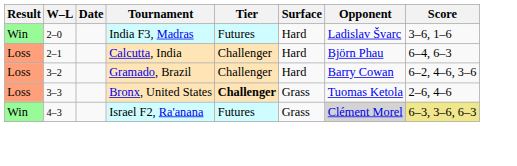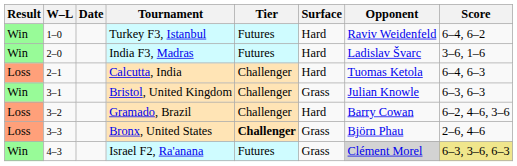+ row: (158, 33)
(356, 53) Björn Phau -> (385, 72) Tuomas Ketola
+ row: (171, 92)
(365, 92) Tuomas Ketola -> (375, 131) Björn Phau
